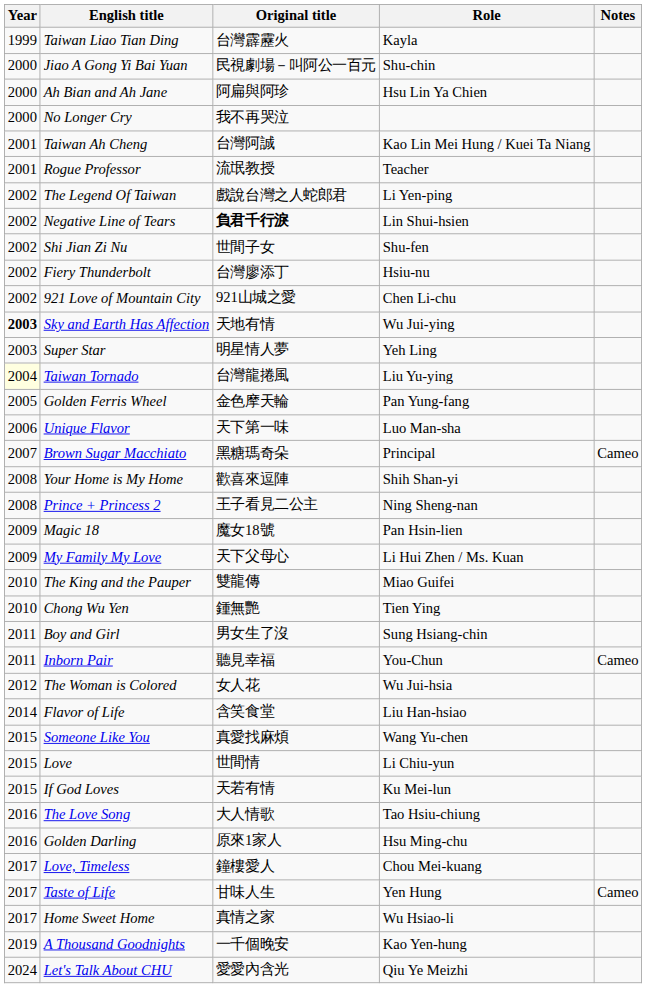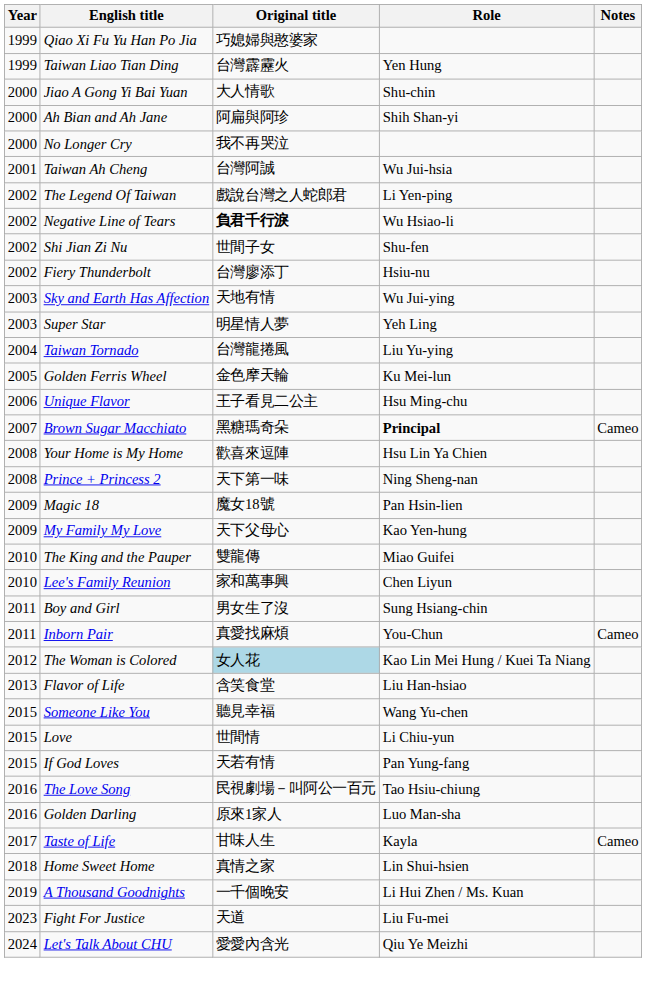+ row: (120, 40)
(400, 40) Kayla -> (412, 66) Yen Hung
(296, 65) 民視劇場－叫阿公一百元 -> (245, 91) 大人情歌
(435, 92) Hsu Lin Ya Chien -> (421, 117) Shih Shan-yi
(487, 143) Kao Lin Mei Hung / Kuei Ta Niang -> (417, 169) Wu Jui-hsia
- row: (92, 169)
(426, 221) Lin Shui-hsien -> (418, 221) Wu Hsiao-li
- row: (122, 298)
(22, 324) bold -> (22, 298) normal
(22, 376) lightyellow background -> (22, 350) no background
(426, 401) Pan Yung-fang -> (417, 376) Ku Mei-lun
(252, 427) 天下第一味 -> (267, 401) 王子看見二公主
(422, 427) Luo Man-sha -> (425, 401) Hsu Ming-chu
(409, 453) normal -> (411, 427) bold
(421, 479) Shih Shan-yi -> (435, 453) Hsu Lin Ya Chien
(267, 504) 王子看見二公主 -> (252, 479) 天下第一味
(453, 556) Li Hui Zhen / Ms. Kuan -> (425, 531) Kao Yen-hung
+ row: (107, 582)
- row: (86, 608)
(245, 659) 聽見幸福 -> (252, 633) 真愛找麻煩
(238, 685) no background -> (238, 659) lightblue background
(417, 686) Wu Jui-hsia -> (487, 660) Kao Lin Mei Hung / Kuei Ta Niang
(22, 711) 2014 -> (22, 686) 2013
(252, 737) 真愛找麻煩 -> (245, 711) 聽見幸福
(417, 789) Ku Mei-lun -> (426, 763) Pan Yung-fang
(245, 814) 大人情歌 -> (296, 788) 民視劇場－叫阿公一百元
(425, 840) Hsu Ming-chu -> (422, 815) Luo Man-sha
- row: (87, 866)
(412, 892) Yen Hung -> (400, 840) Kayla
(22, 918) 2017 -> (22, 866) 2018
(418, 918) Wu Hsiao-li -> (426, 866) Lin Shui-hsien
(425, 944) Kao Yen-hung -> (453, 892) Li Hui Zhen / Ms. Kuan
+ row: (94, 918)
